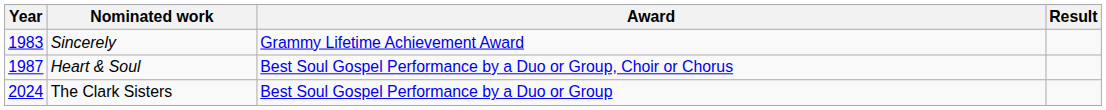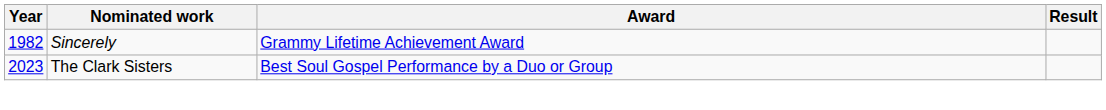(26, 42) 1983 -> (26, 42) 1982
- row: (96, 67)
(26, 92) 2024 -> (26, 67) 2023
